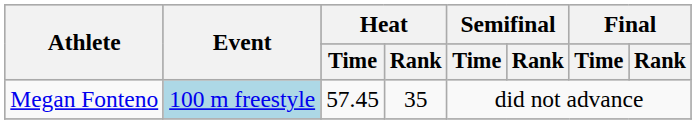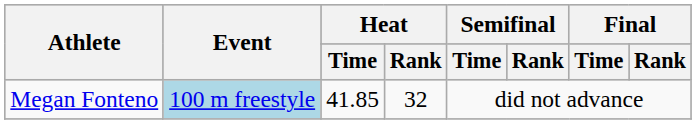(353, 99) 57.45 -> (353, 99) 41.85
(416, 99) 35 -> (416, 99) 32
